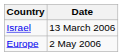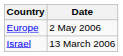rows swapped: (19, 28) <-> (23, 43)
